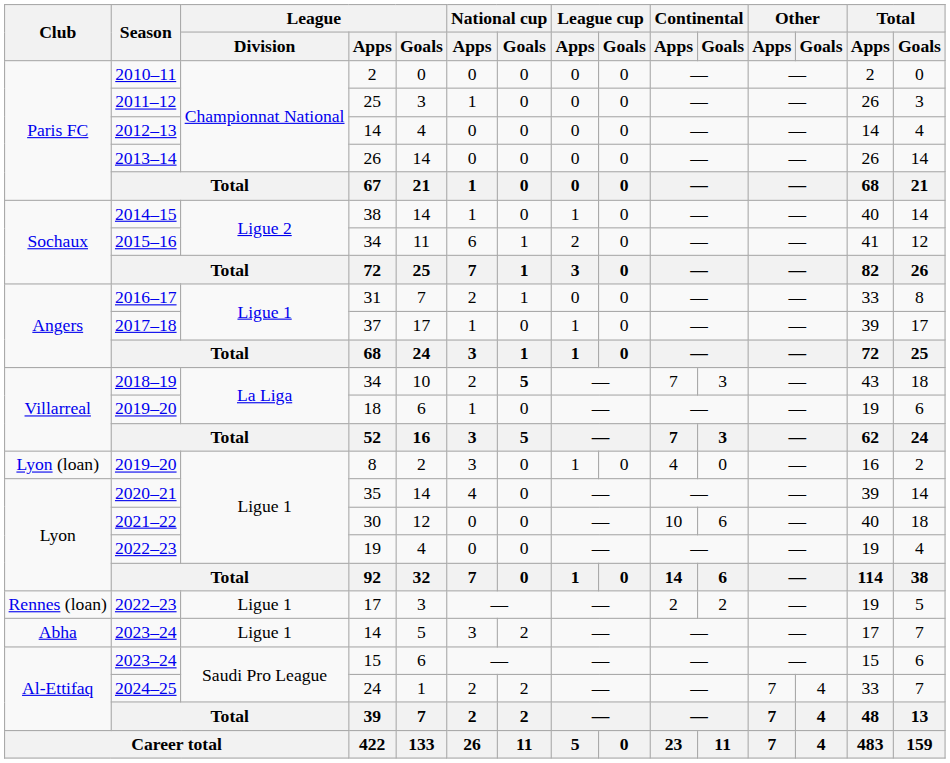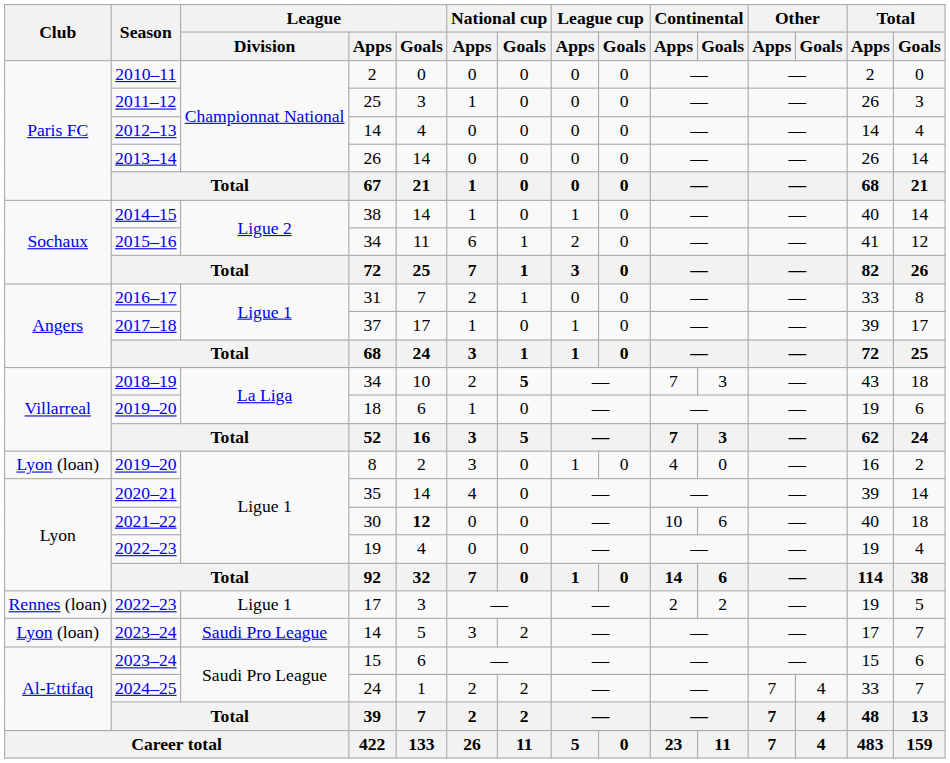(421, 520) normal -> (421, 520) bold
(58, 632) Abha -> (58, 632) Lyon (loan)
(265, 632) Ligue 1 -> (265, 632) Saudi Pro League
